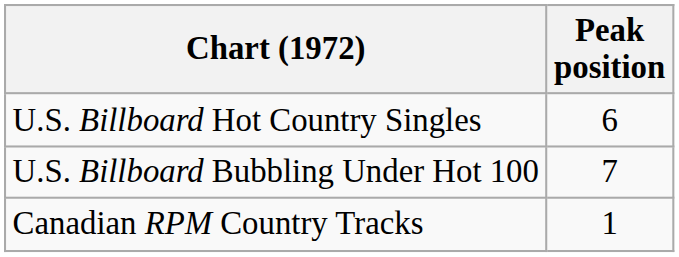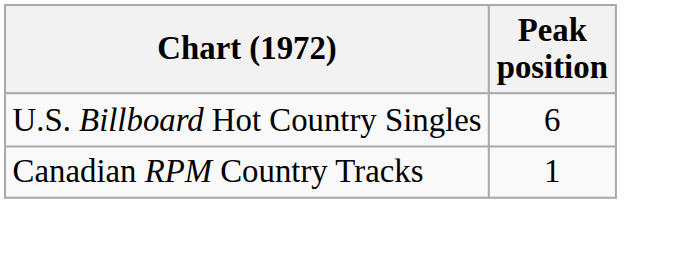- row: (276, 171)
